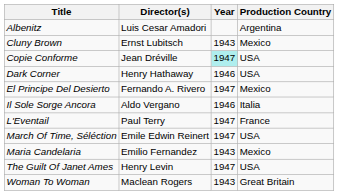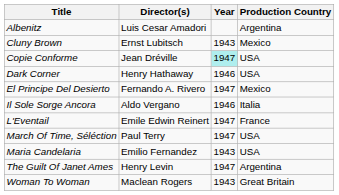(143, 120) Paul Terry -> (165, 120) Emile Edwin Reinert
(165, 136) Emile Edwin Reinert -> (143, 136) Paul Terry
(255, 151) Mexico -> (250, 151) USA
(250, 167) USA -> (261, 167) Argentina
